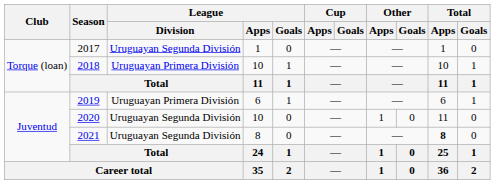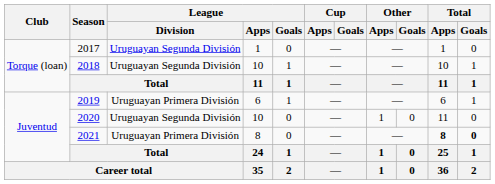(175, 65) Uruguayan Primera División -> (175, 65) Uruguayan Segunda División
(175, 135) Uruguayan Segunda División -> (175, 135) Uruguayan Primera División
(474, 135) normal -> (474, 135) bold
